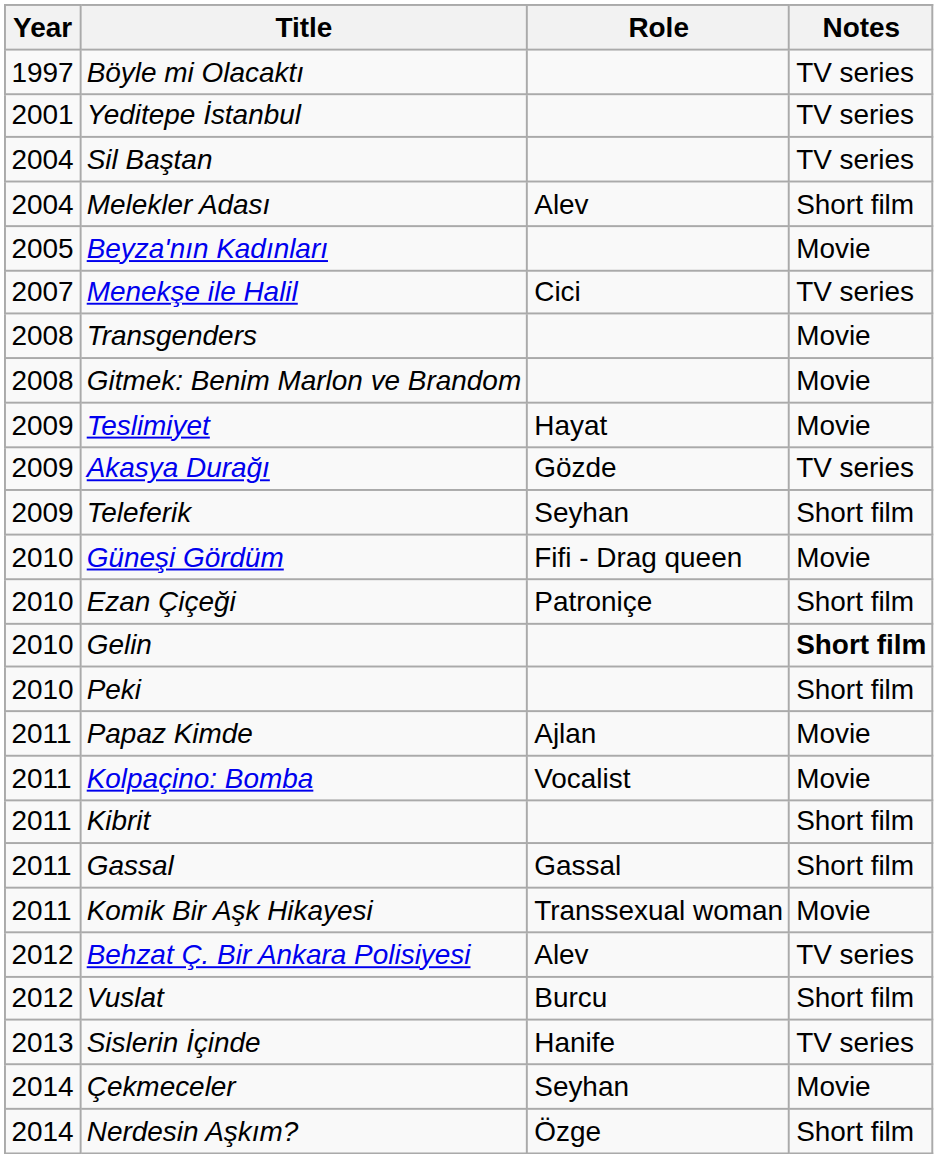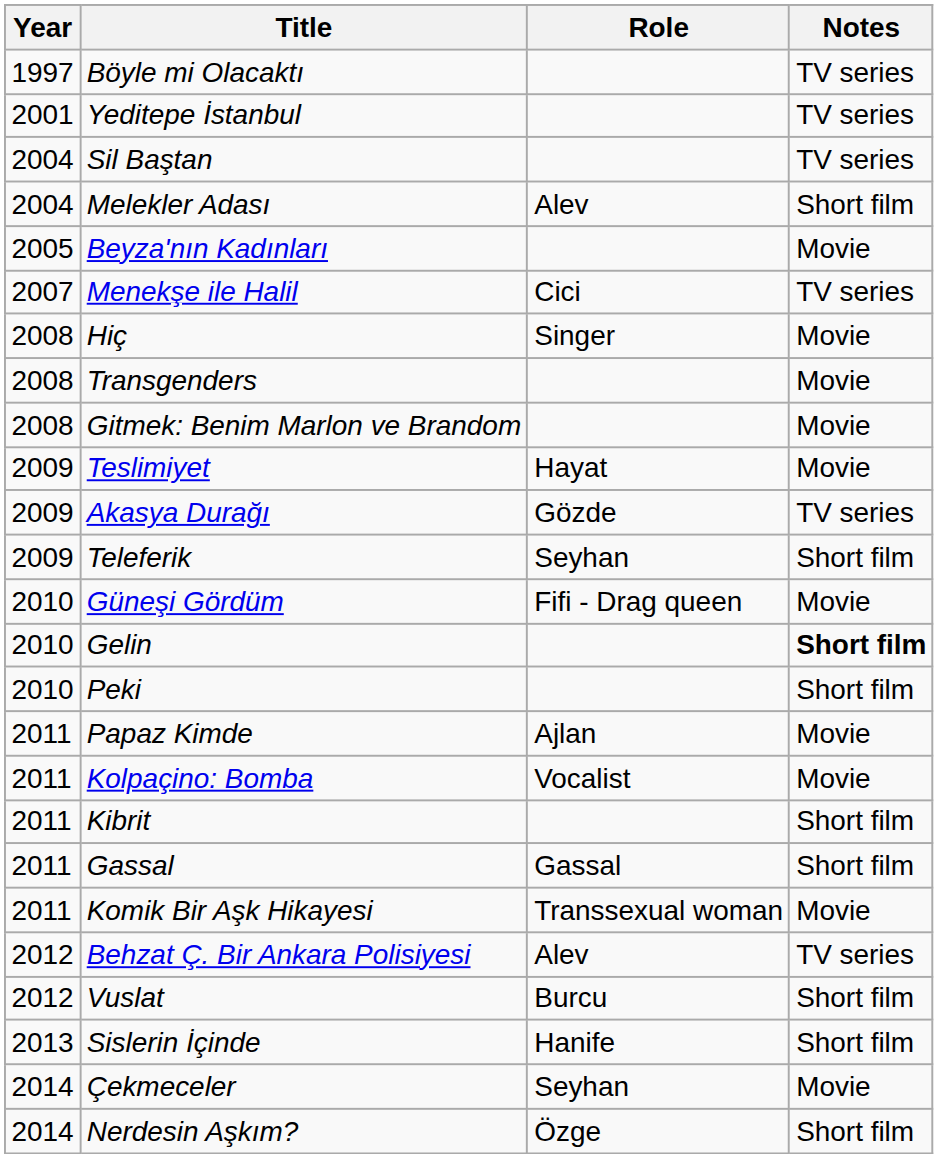+ row: (107, 336)
- row: (161, 601)
(855, 1043) TV series -> (855, 1043) Short film
